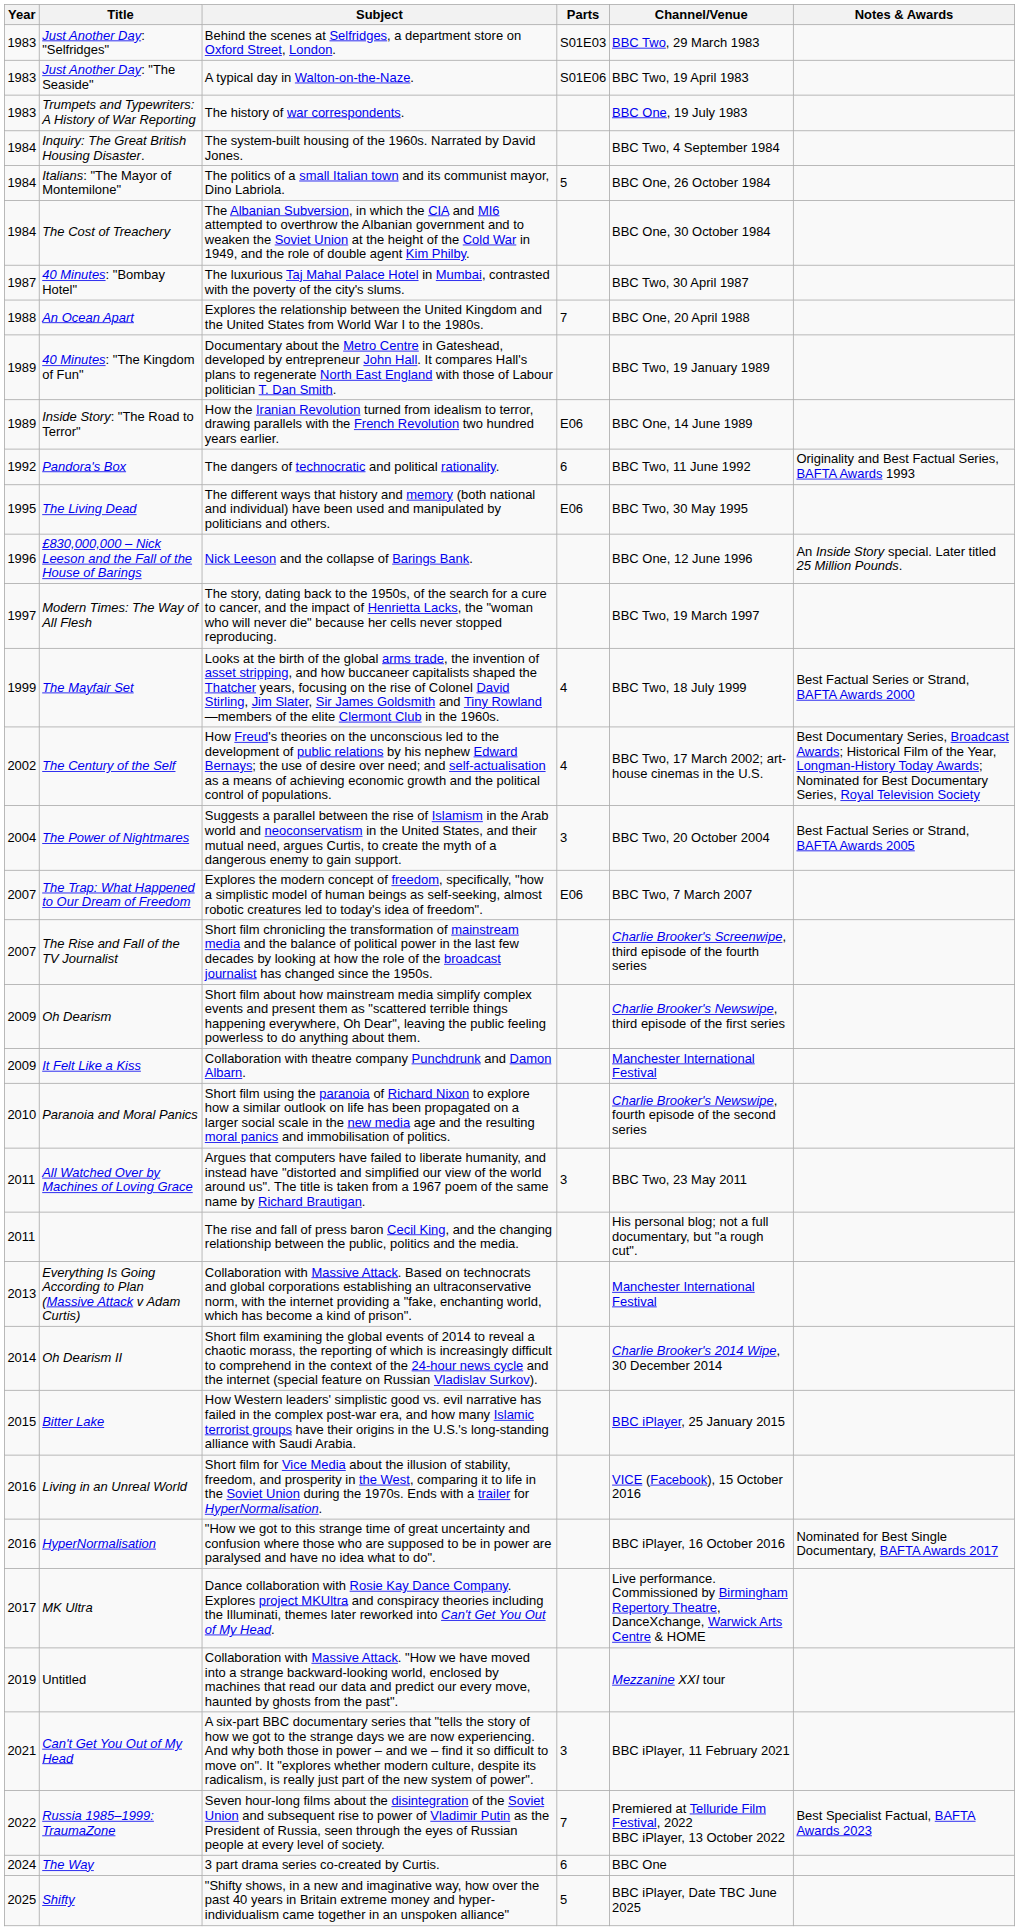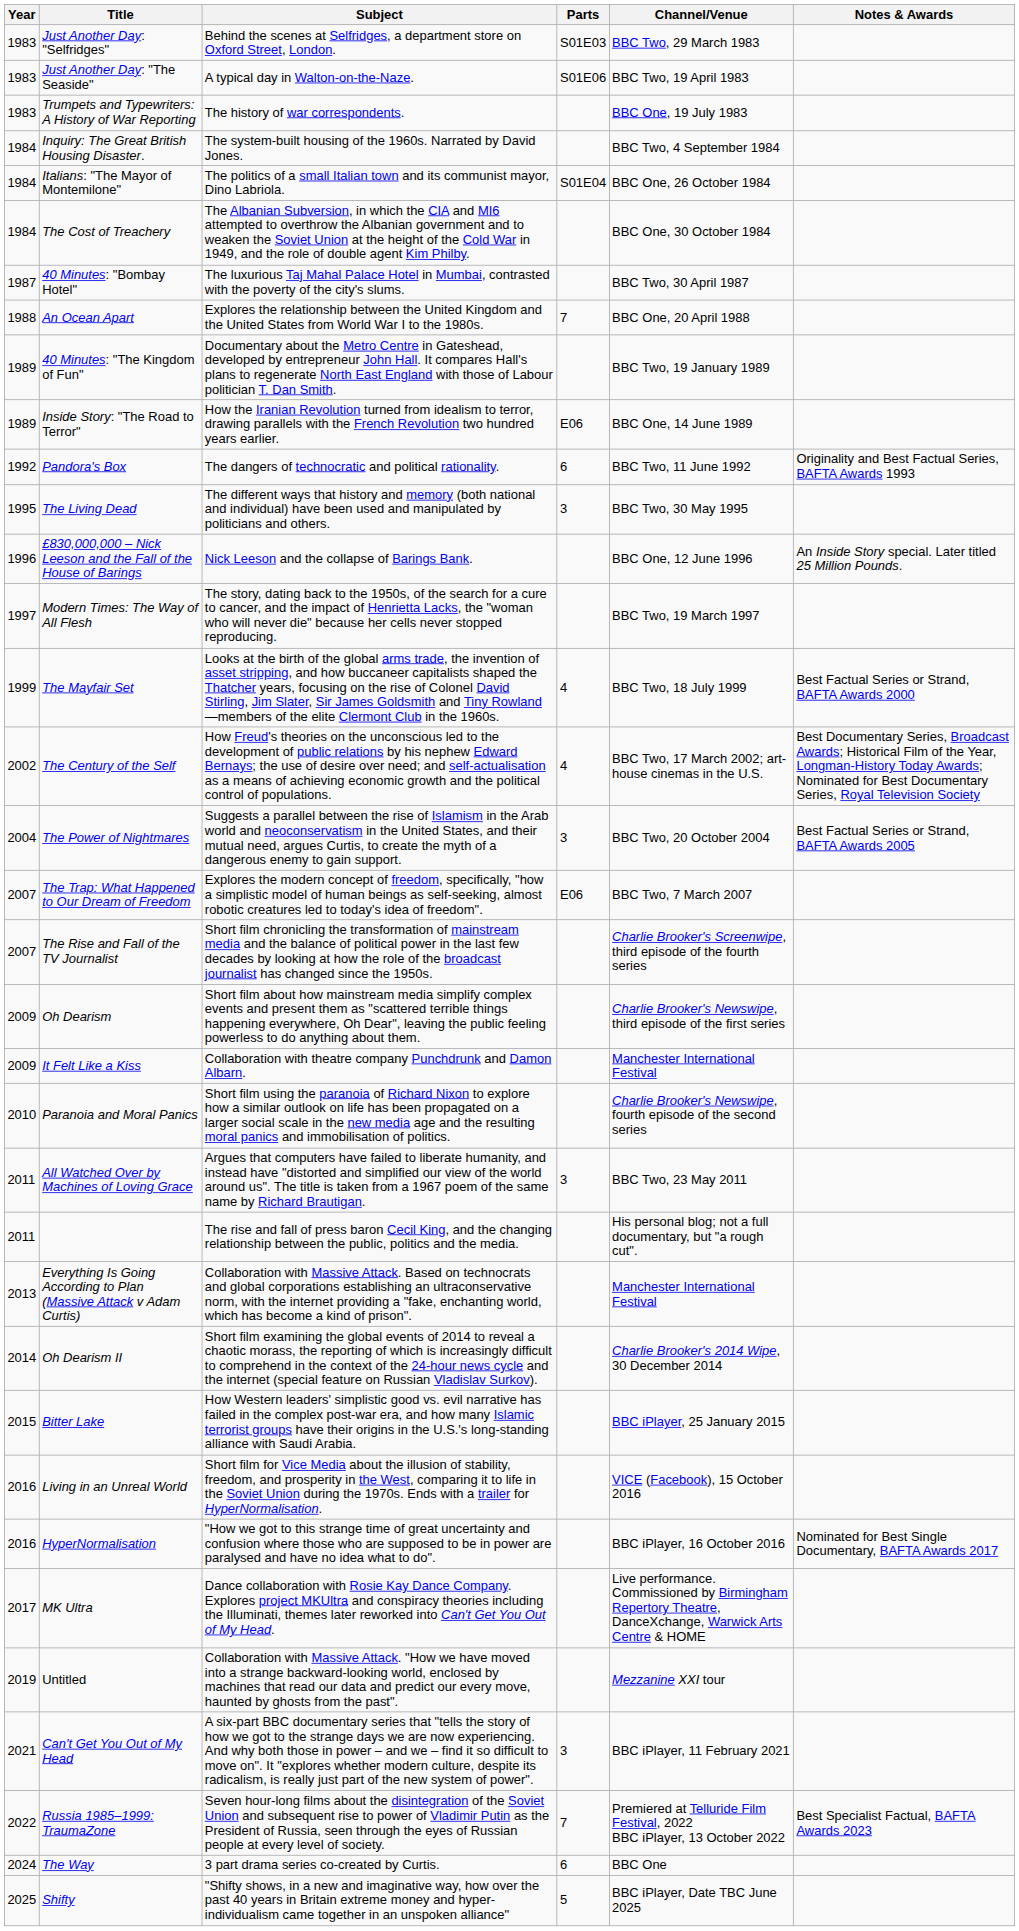(564, 183) 5 -> (583, 183) S01E04
(572, 509) E06 -> (564, 509) 3
